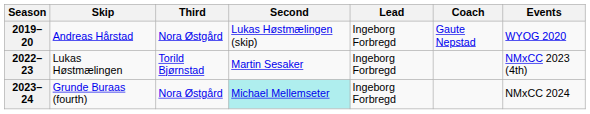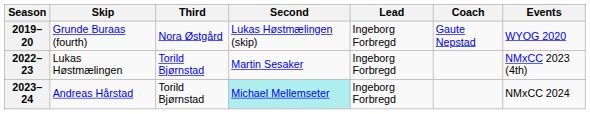(93, 36) Andreas Hårstad -> (89, 36) Grunde Buraas (fourth)
(89, 94) Grunde Buraas (fourth) -> (93, 94) Andreas Hårstad
(191, 94) Nora Østgård -> (181, 94) Torild Bjørnstad
